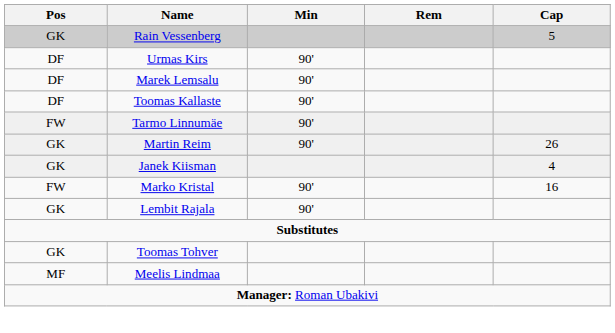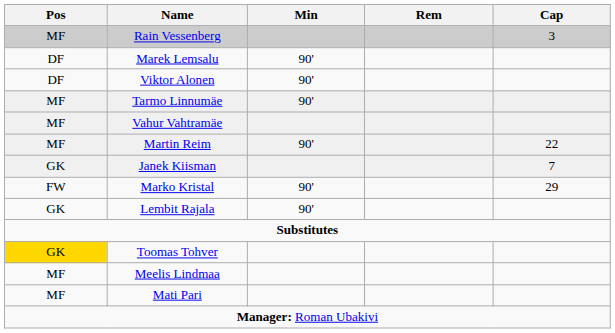(56, 36) GK -> (56, 36) MF
(552, 36) 5 -> (552, 36) 3
- row: (177, 57)
- row: (177, 101)
+ row: (177, 79)
(56, 122) FW -> (56, 101) MF
+ row: (177, 122)
(56, 144) GK -> (56, 144) MF
(552, 144) 26 -> (552, 144) 22
(552, 165) 4 -> (552, 165) 7
(552, 187) 16 -> (552, 187) 29
(56, 251) no background -> (56, 251) gold background
+ row: (177, 294)
